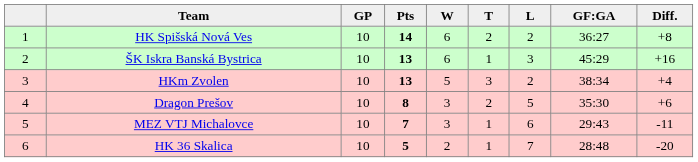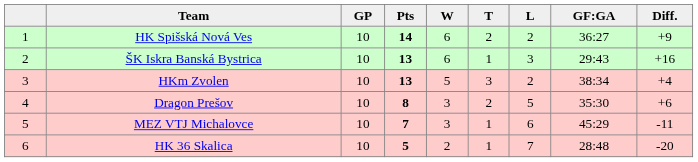(665, 37) +8 -> (665, 37) +9
(594, 58) 45:29 -> (594, 58) 29:43
(594, 124) 29:43 -> (594, 124) 45:29
